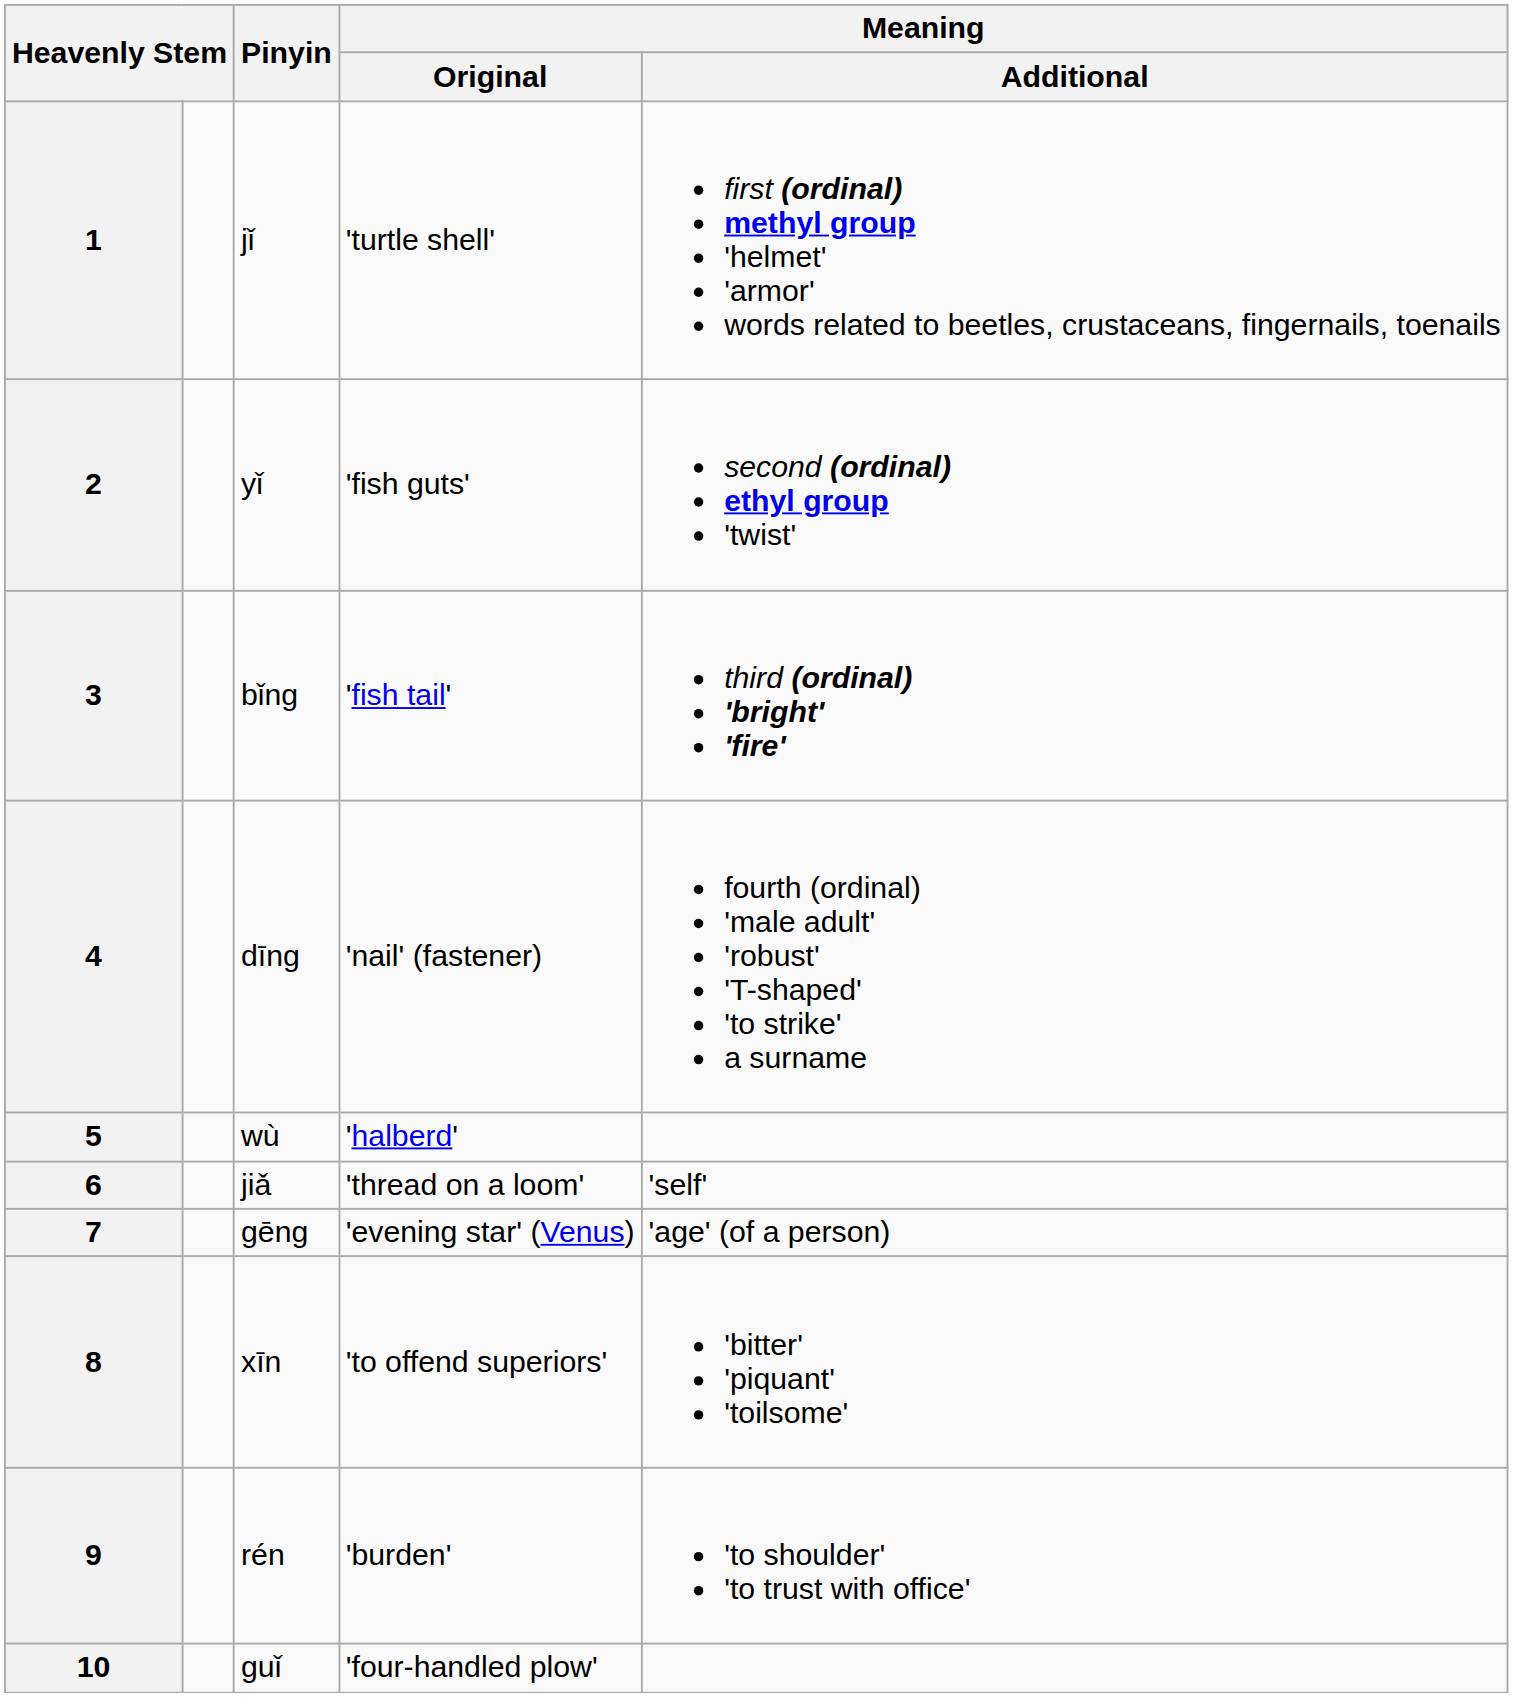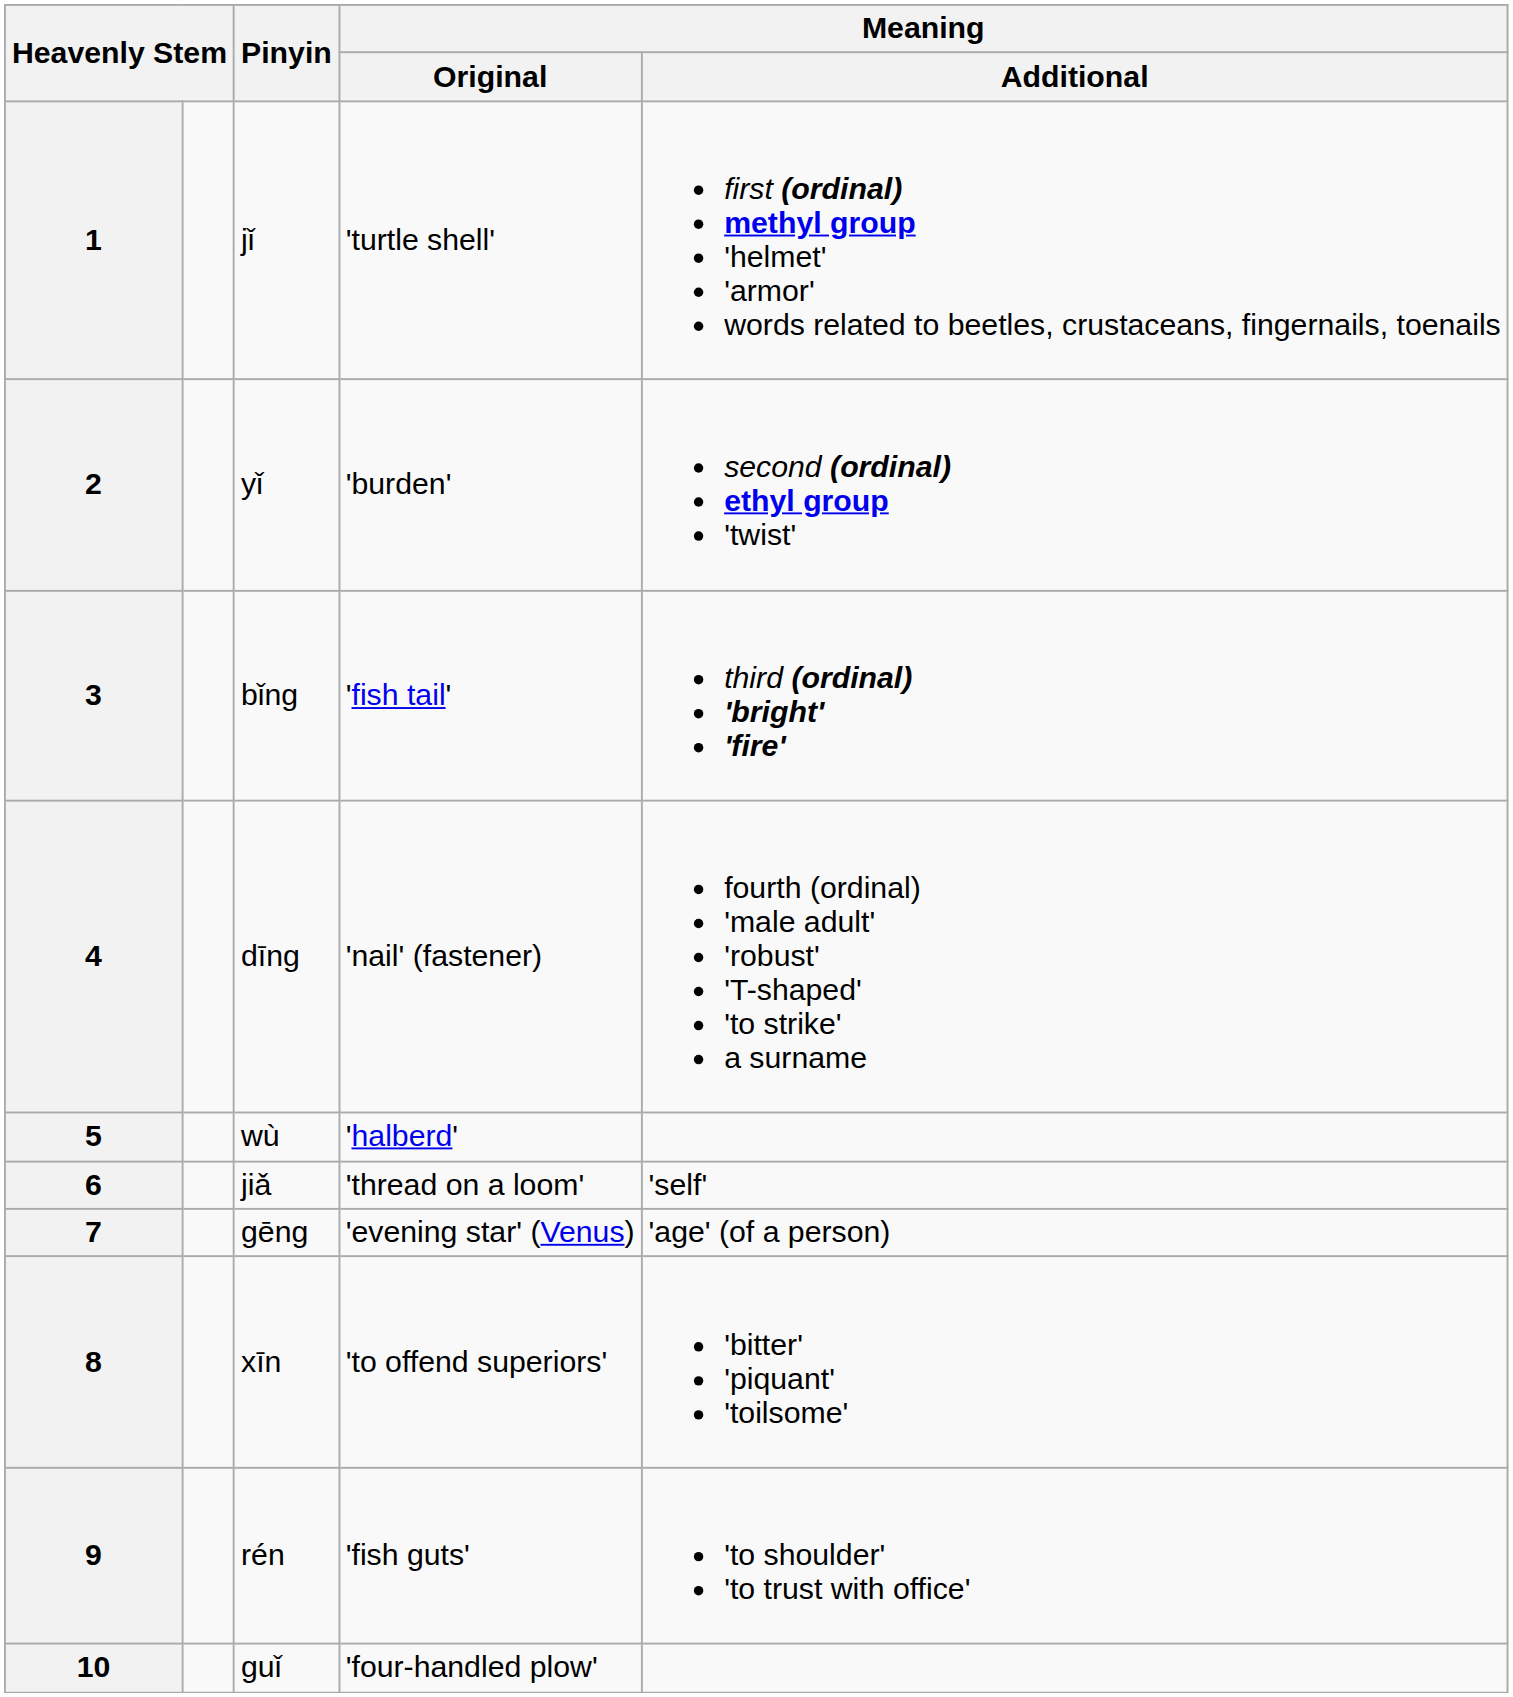(408, 484) 'fish guts' -> (399, 484) 'burden'
(399, 1555) 'burden' -> (408, 1555) 'fish guts'
